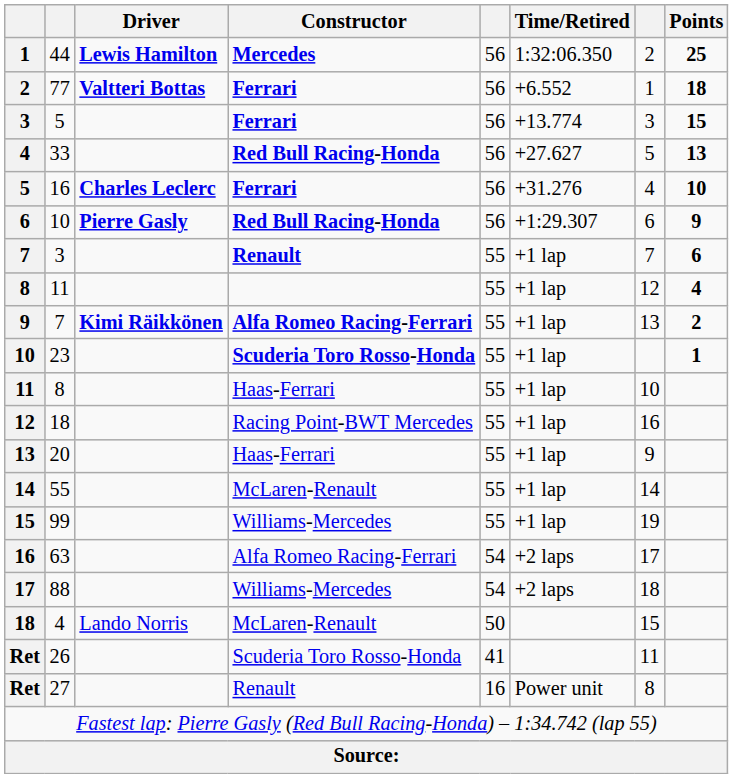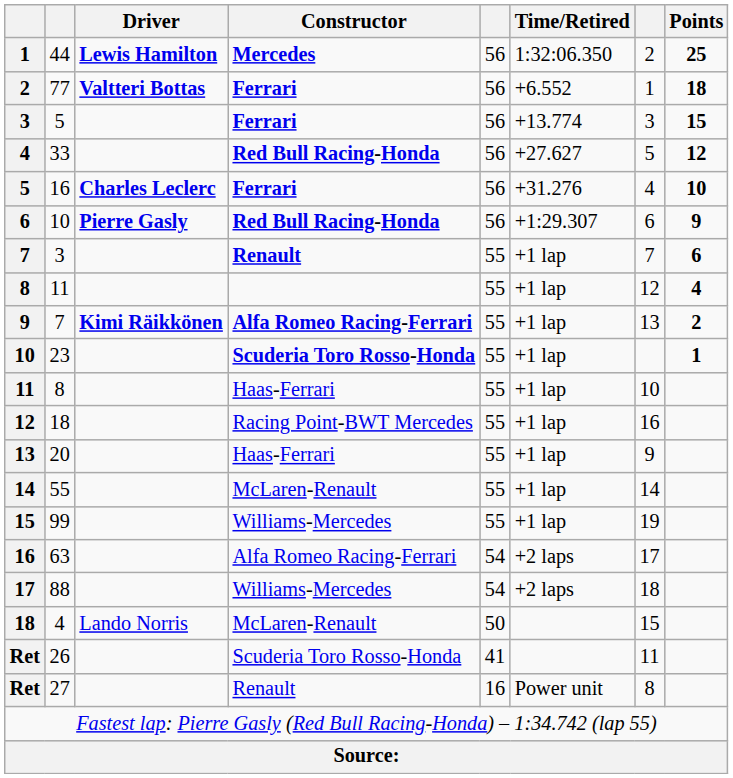(696, 154) 13 -> (696, 154) 12
